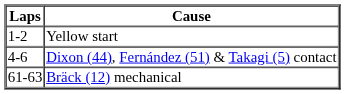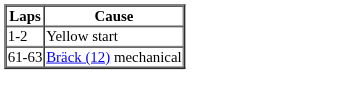- row: (191, 57)
